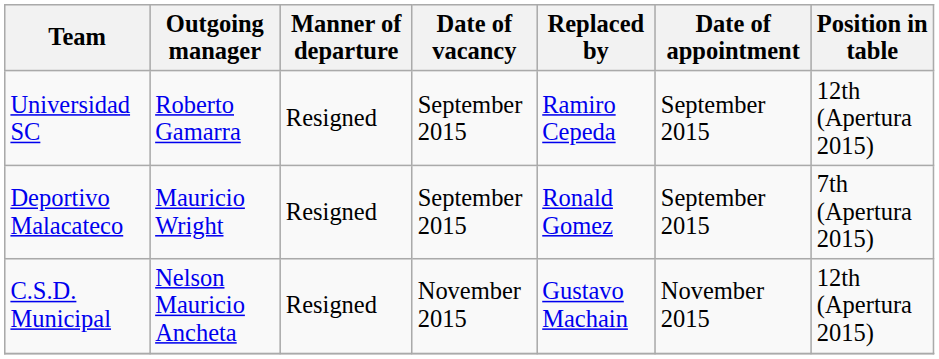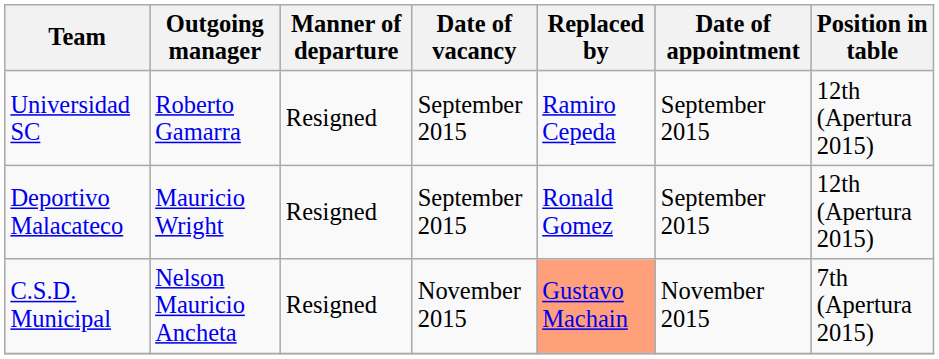(864, 211) 7th (Apertura 2015) -> (864, 211) 12th (Apertura 2015)
(585, 305) no background -> (585, 305) lightsalmon background
(864, 305) 12th (Apertura 2015) -> (864, 305) 7th (Apertura 2015)
